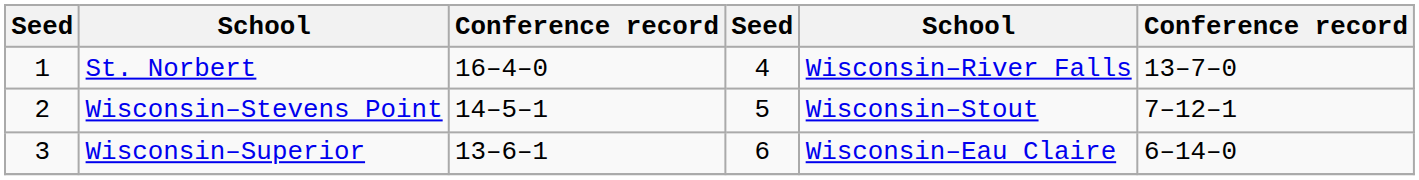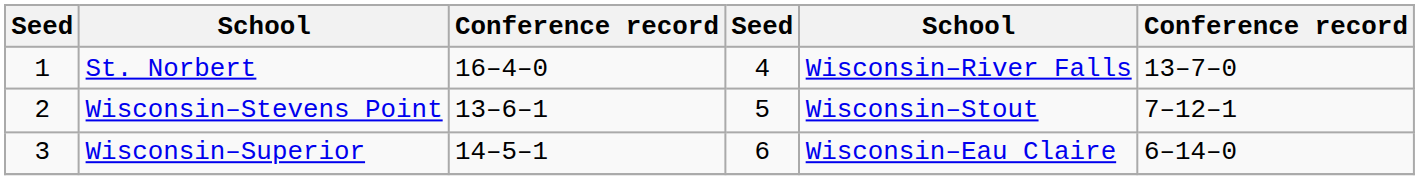(502, 110) 14–5–1 -> (502, 110) 13–6–1
(502, 153) 13–6–1 -> (502, 153) 14–5–1
